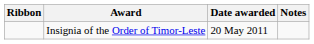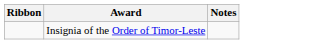- column: (243, 13)
